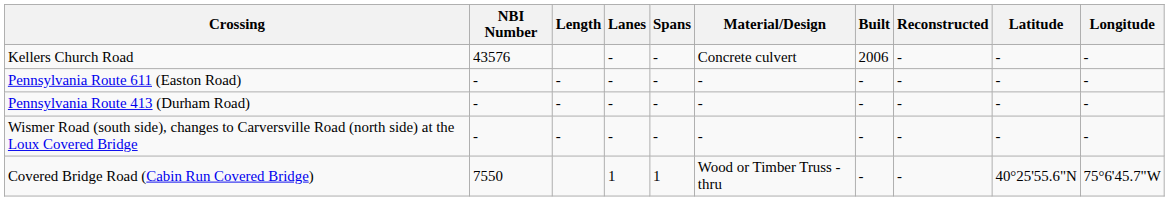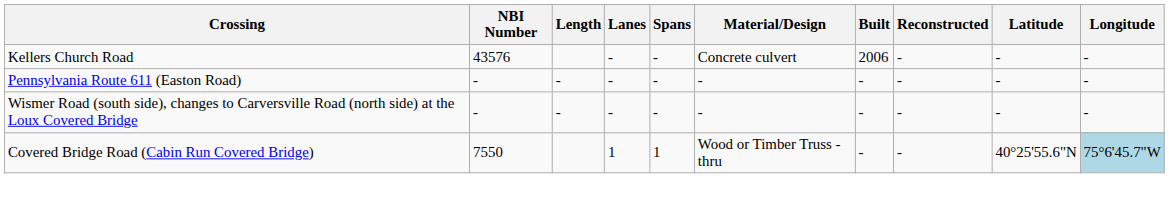- row: (129, 103)
(1122, 176) no background -> (1122, 152) lightblue background
